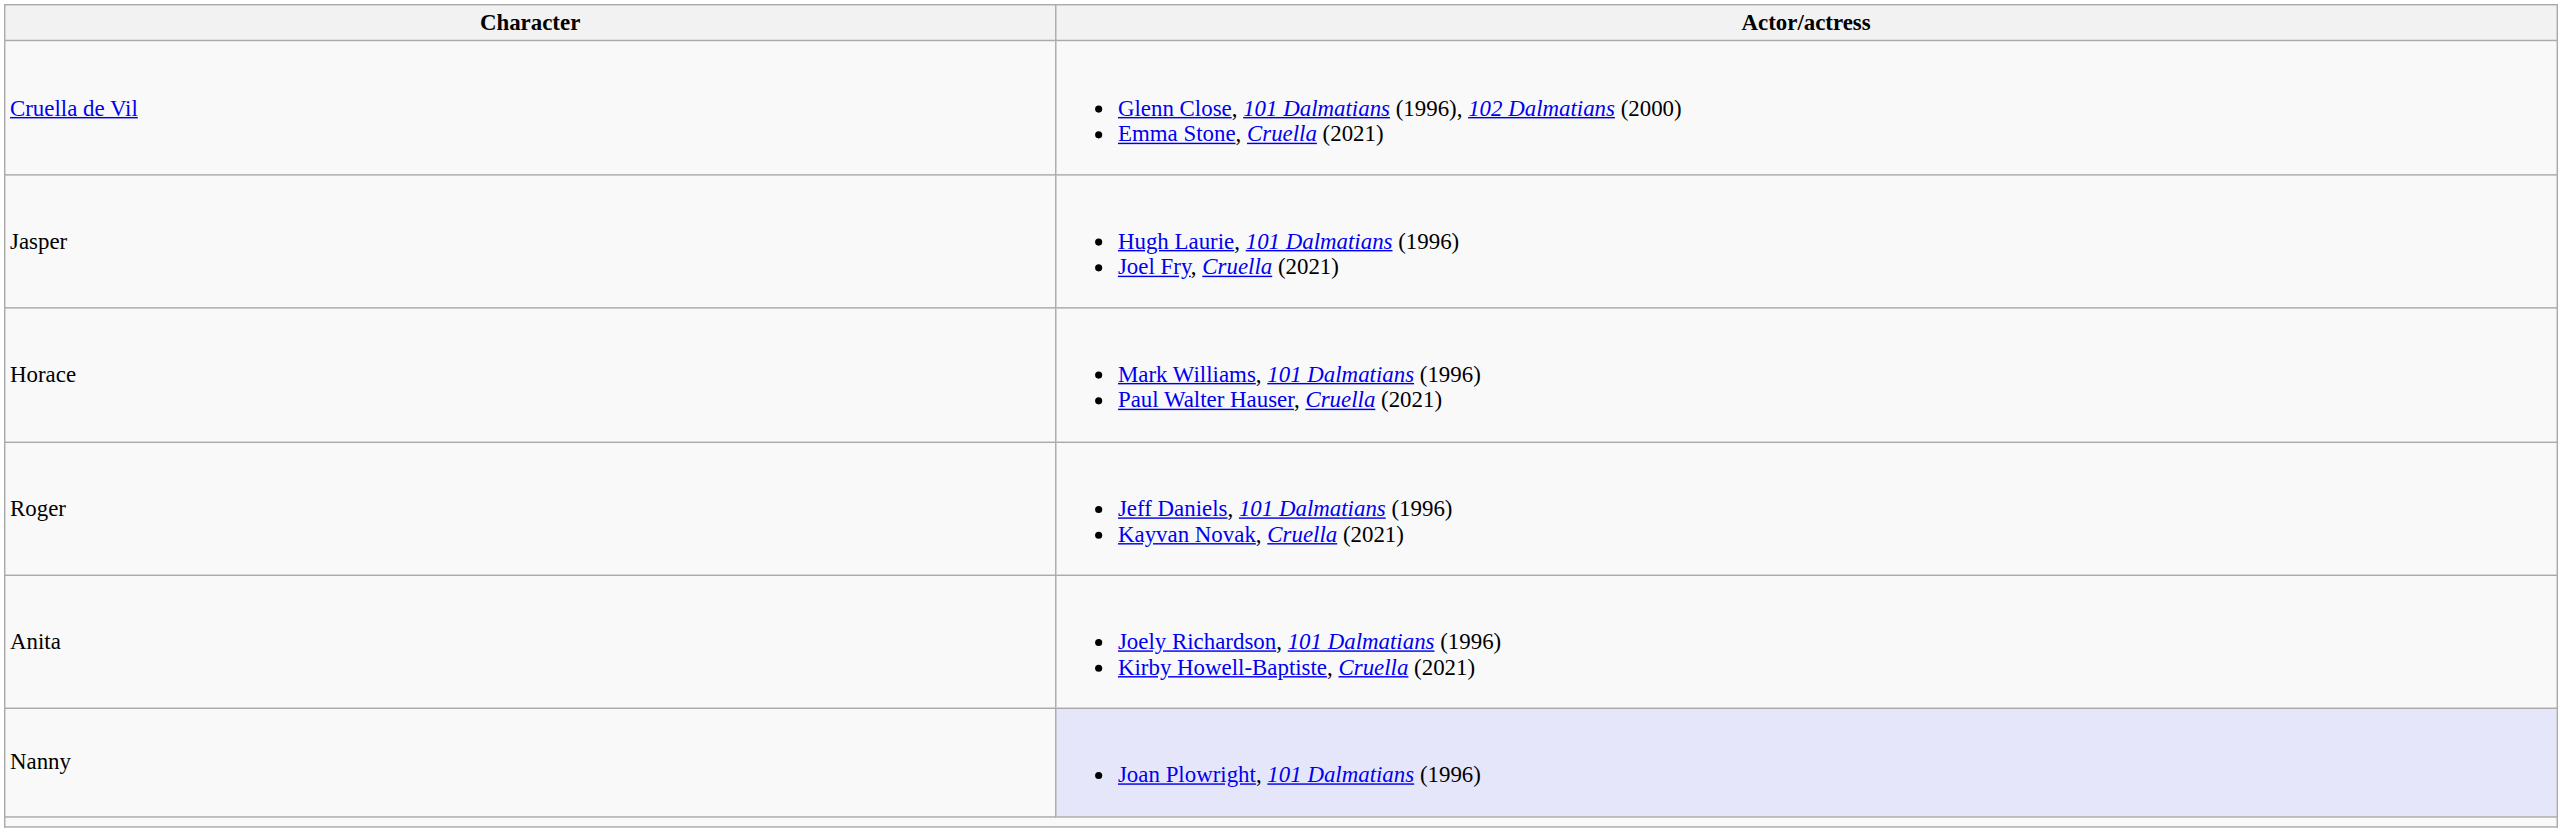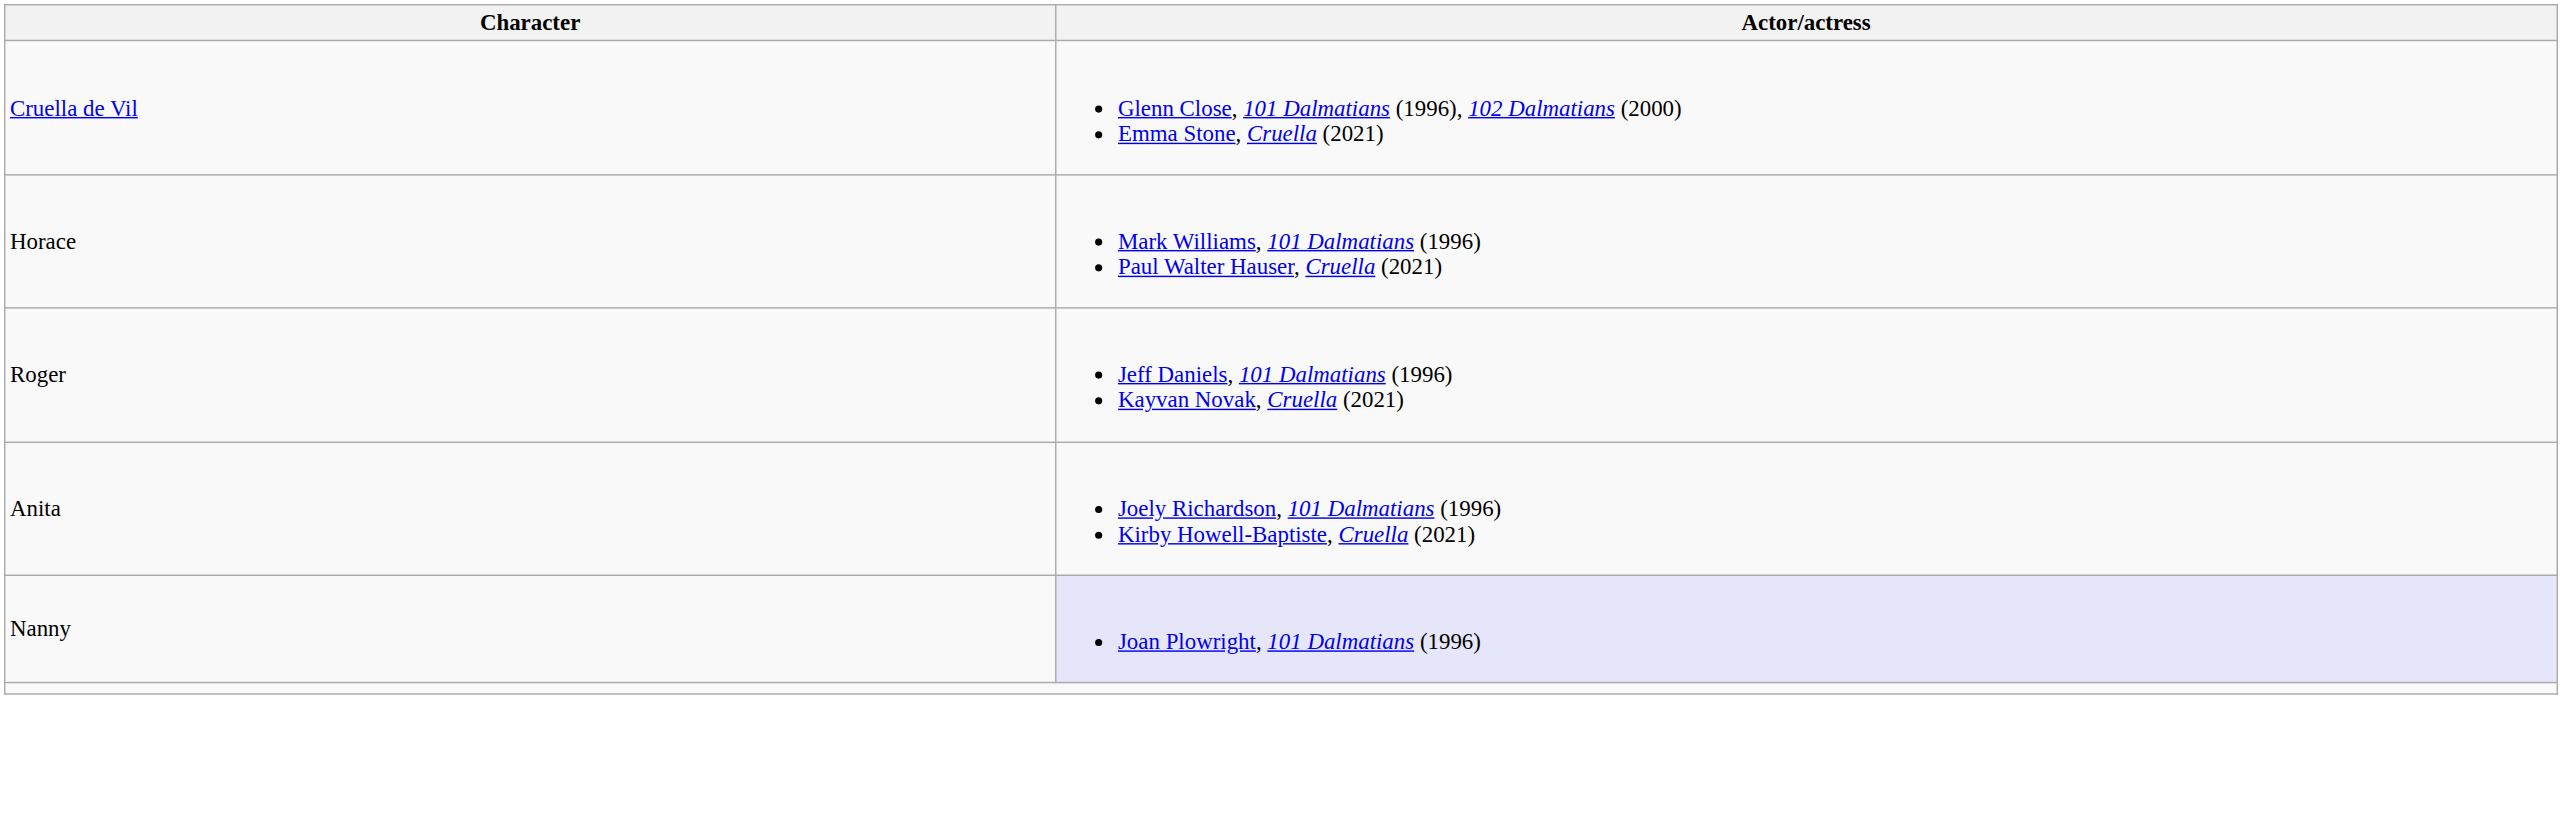- row: (39, 241)
